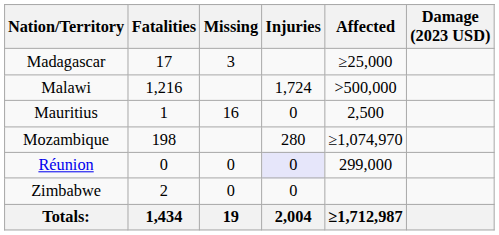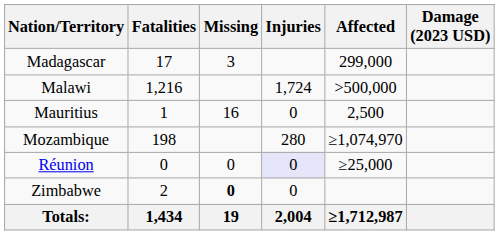(366, 61) ≥25,000 -> (366, 61) 299,000
(366, 165) 299,000 -> (366, 165) ≥25,000
(231, 191) normal -> (231, 191) bold
